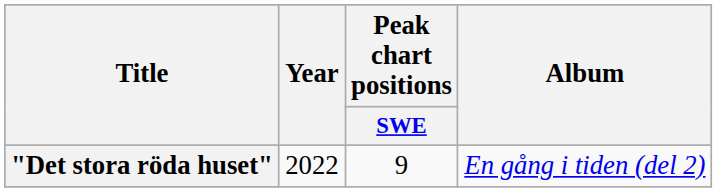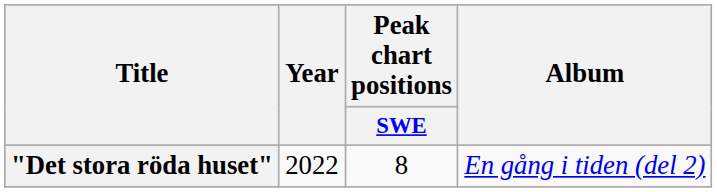(402, 165) 9 -> (402, 165) 8
